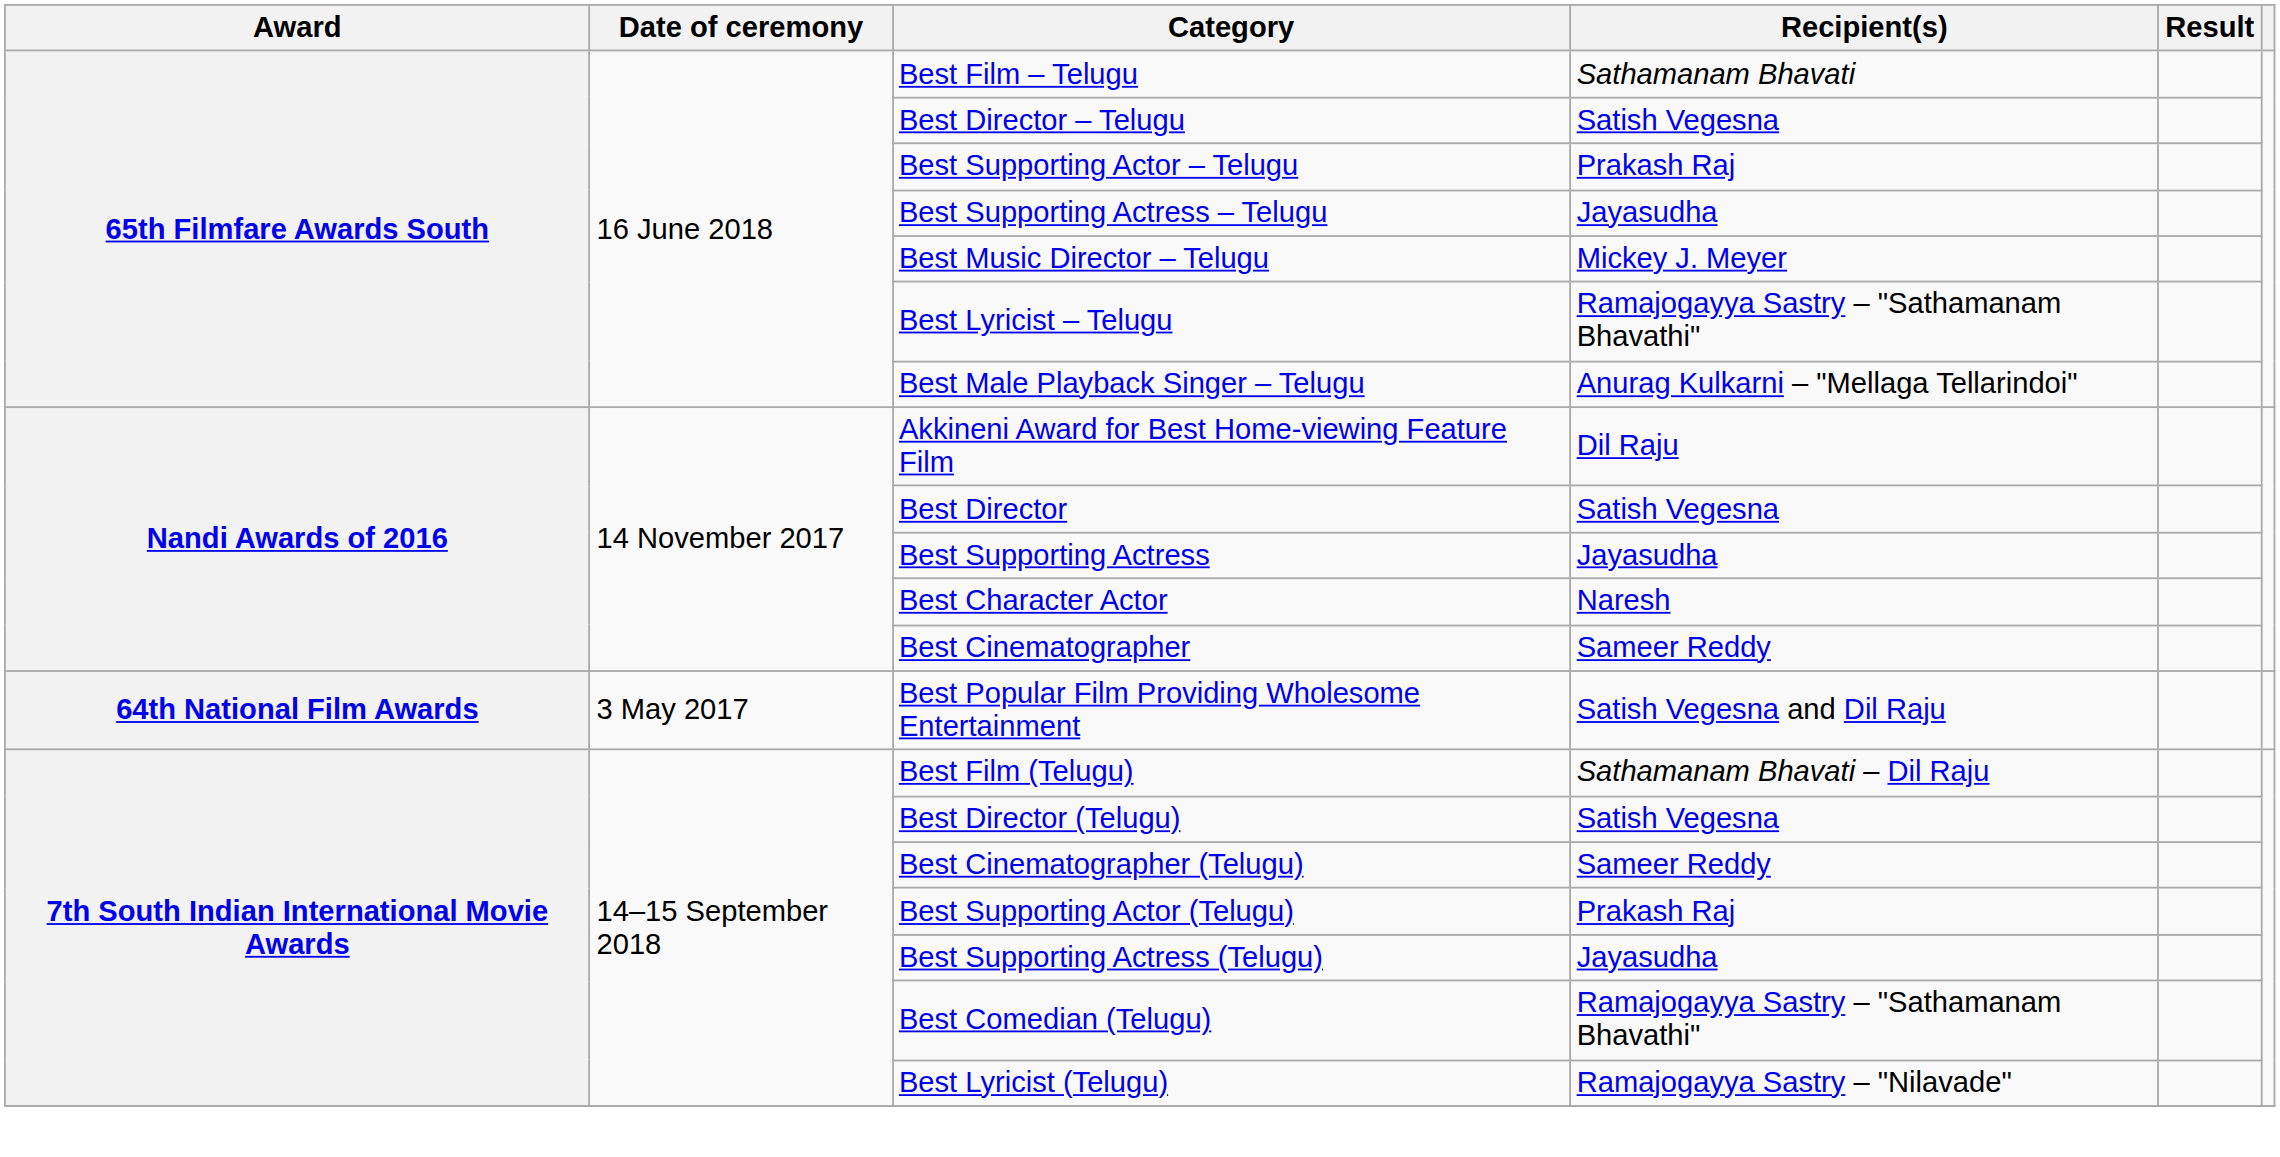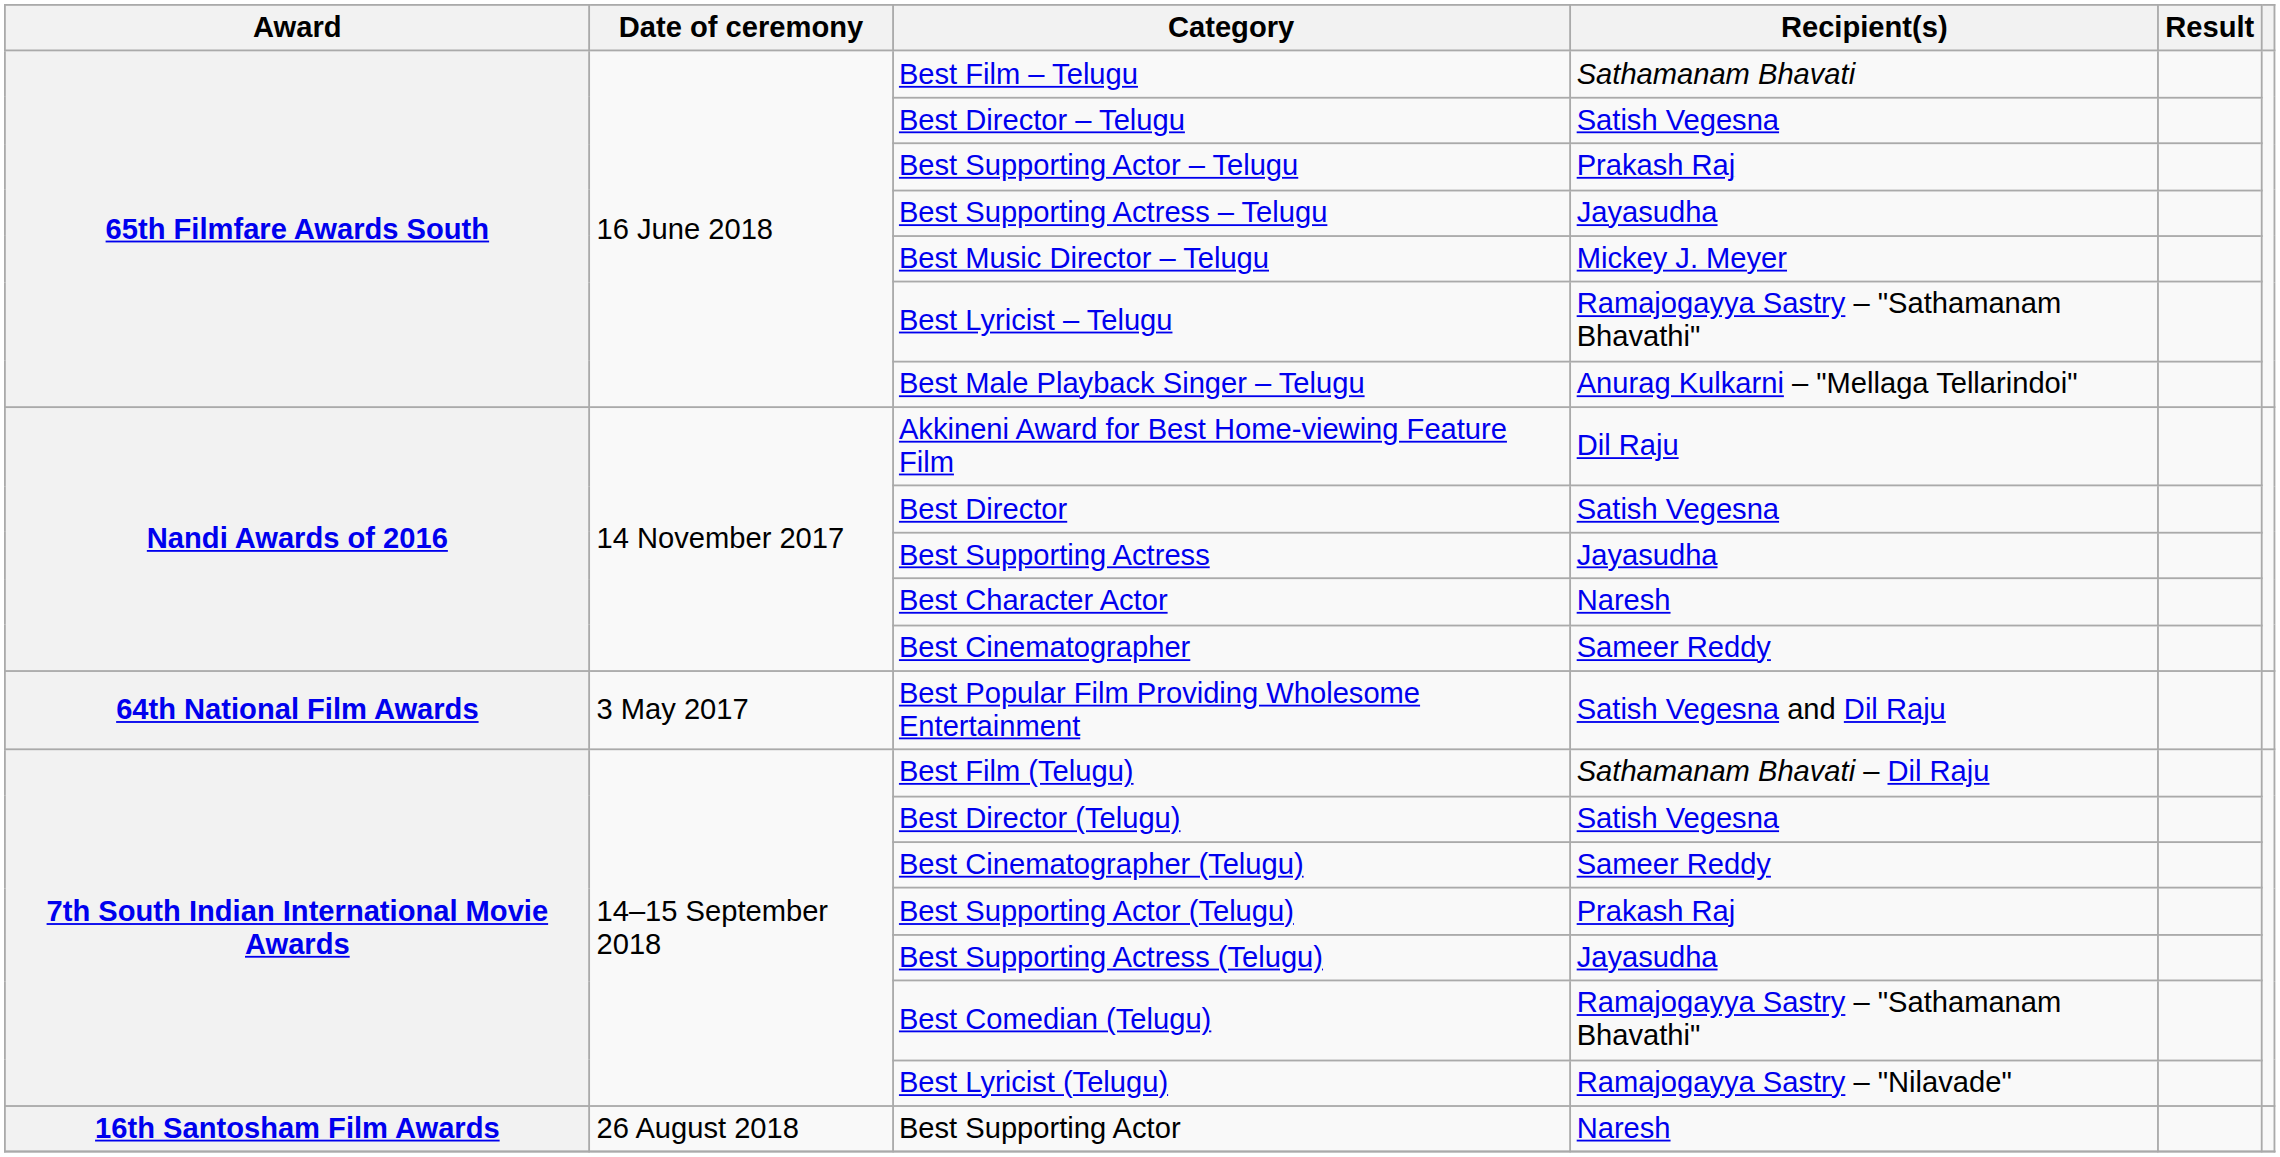+ row: (1040, 1128)
